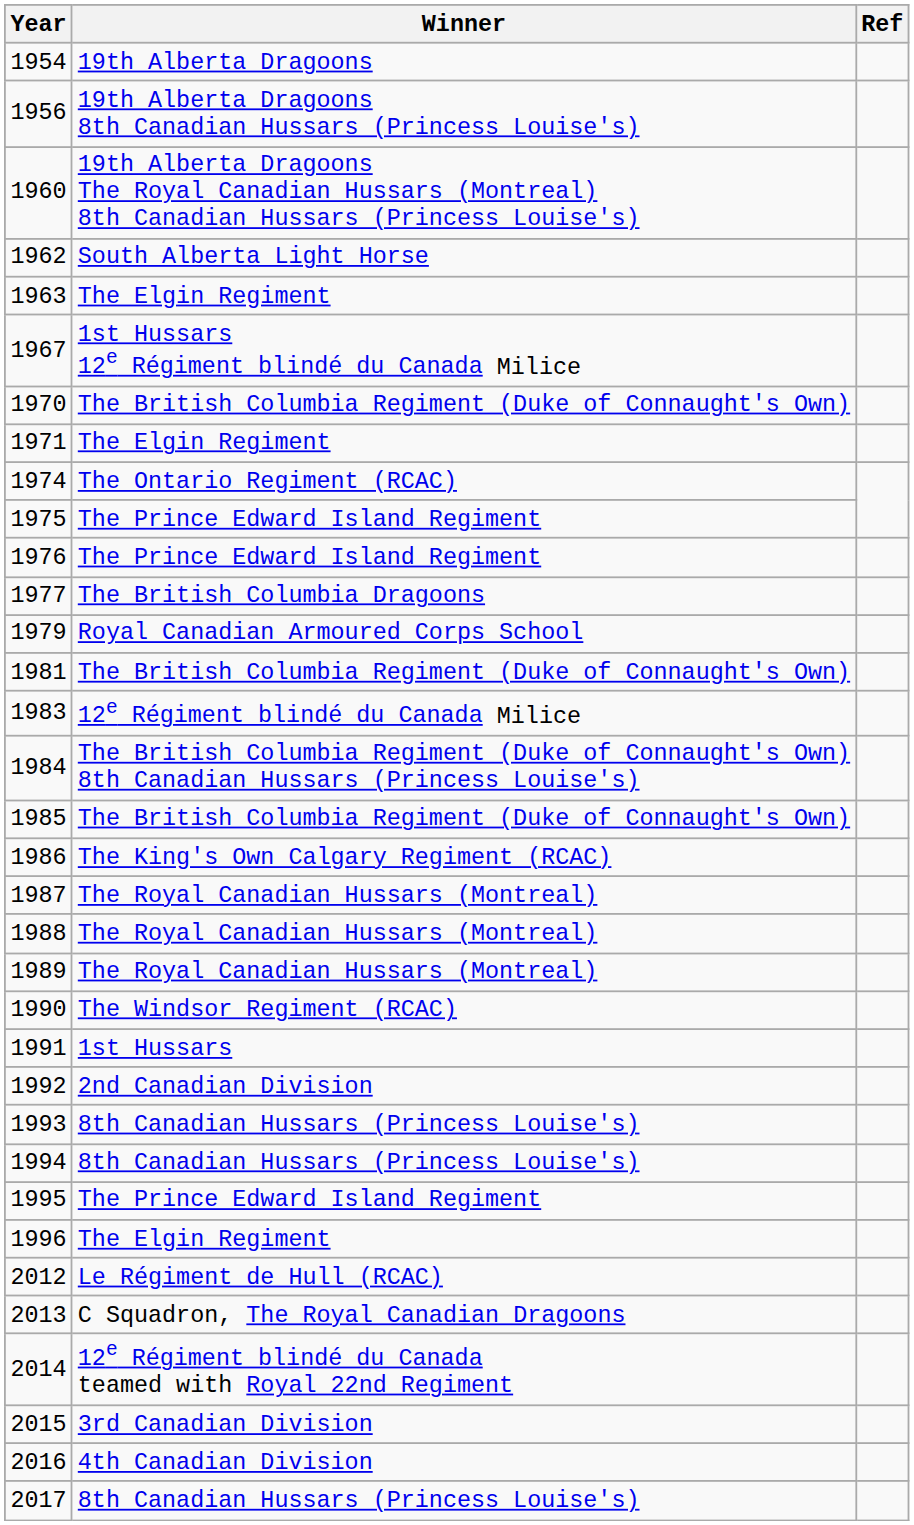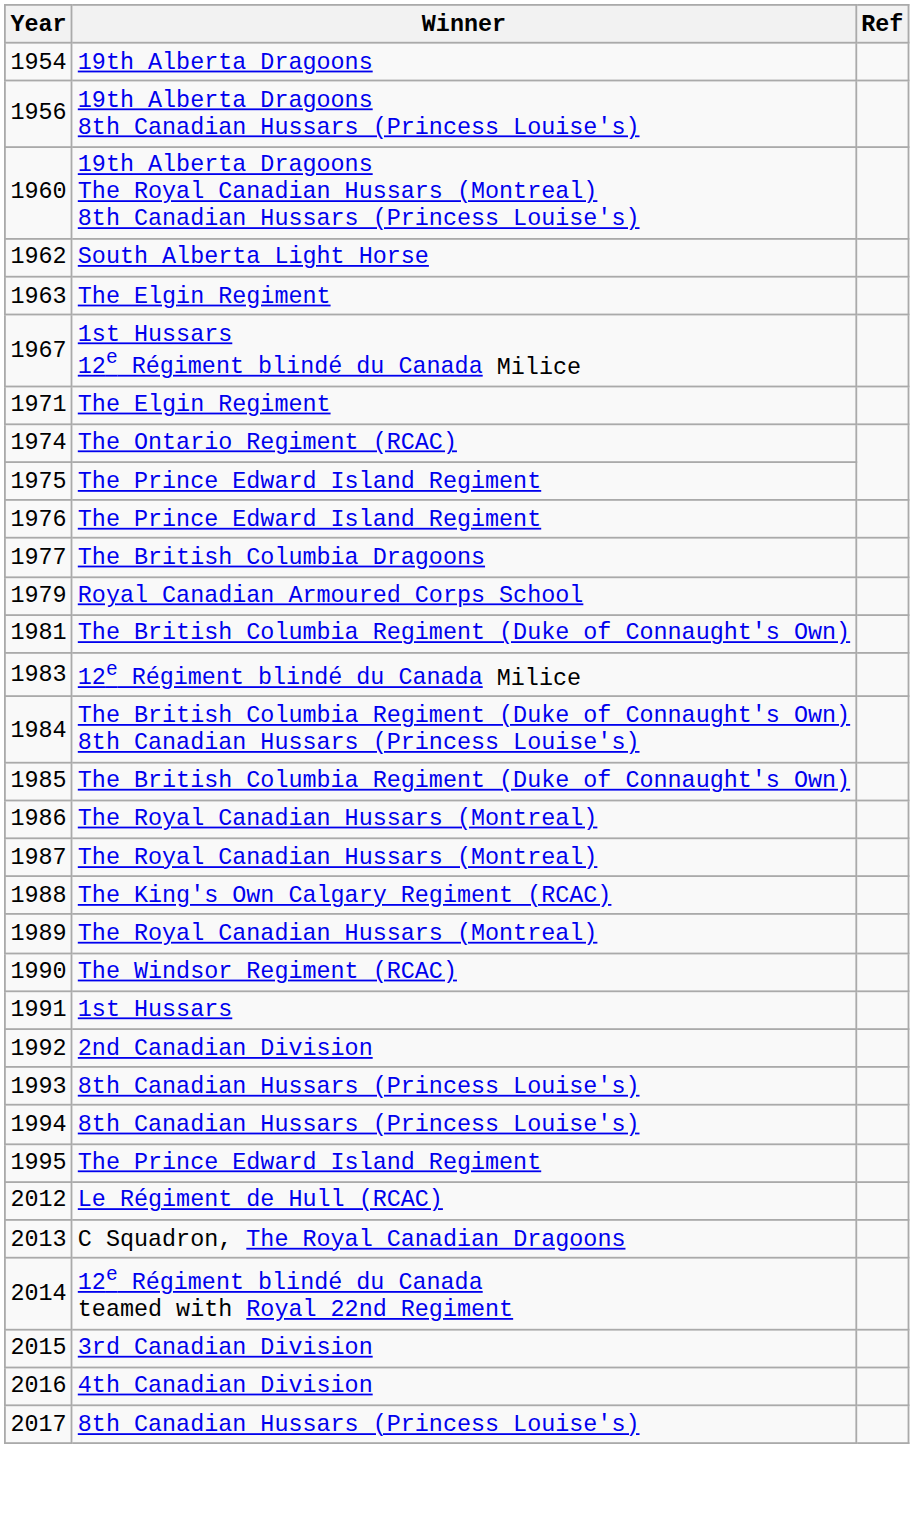- row: (39, 405)
(345, 857) The King's Own Calgary Regiment (RCAC) -> (338, 819) The Royal Canadian Hussars (Montreal)
(338, 934) The Royal Canadian Hussars (Montreal) -> (345, 896) The King's Own Calgary Regiment (RCAC)
- row: (39, 1239)
